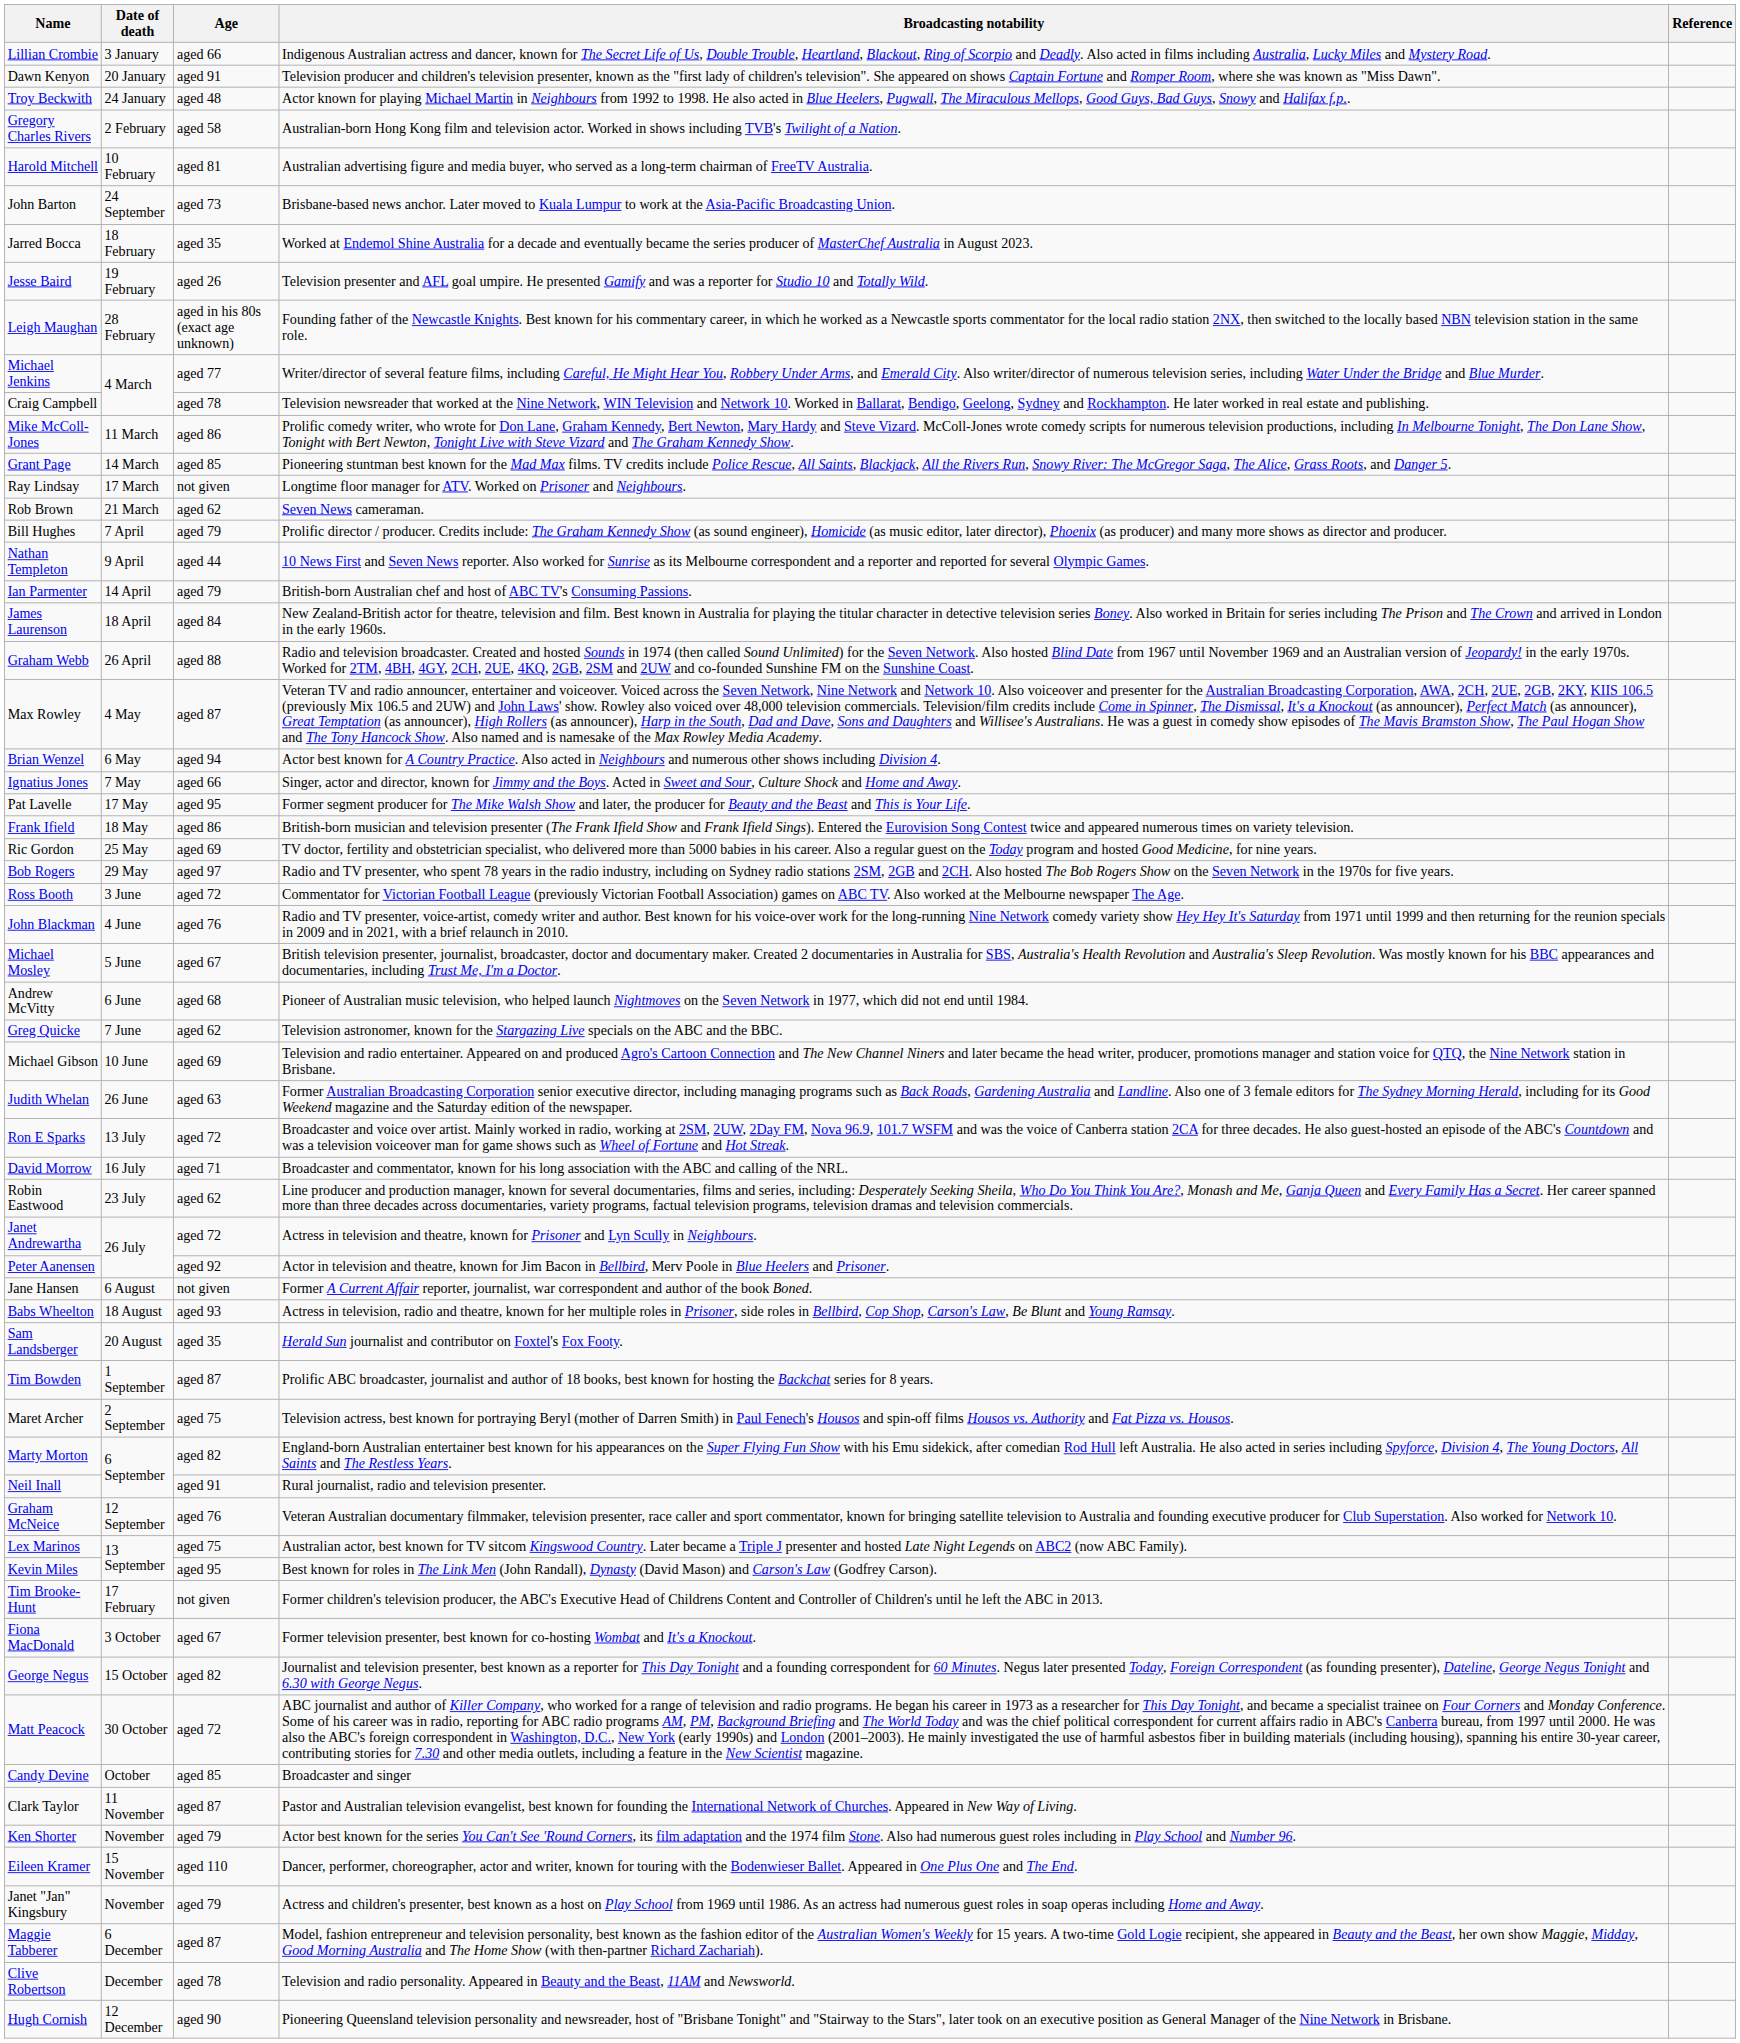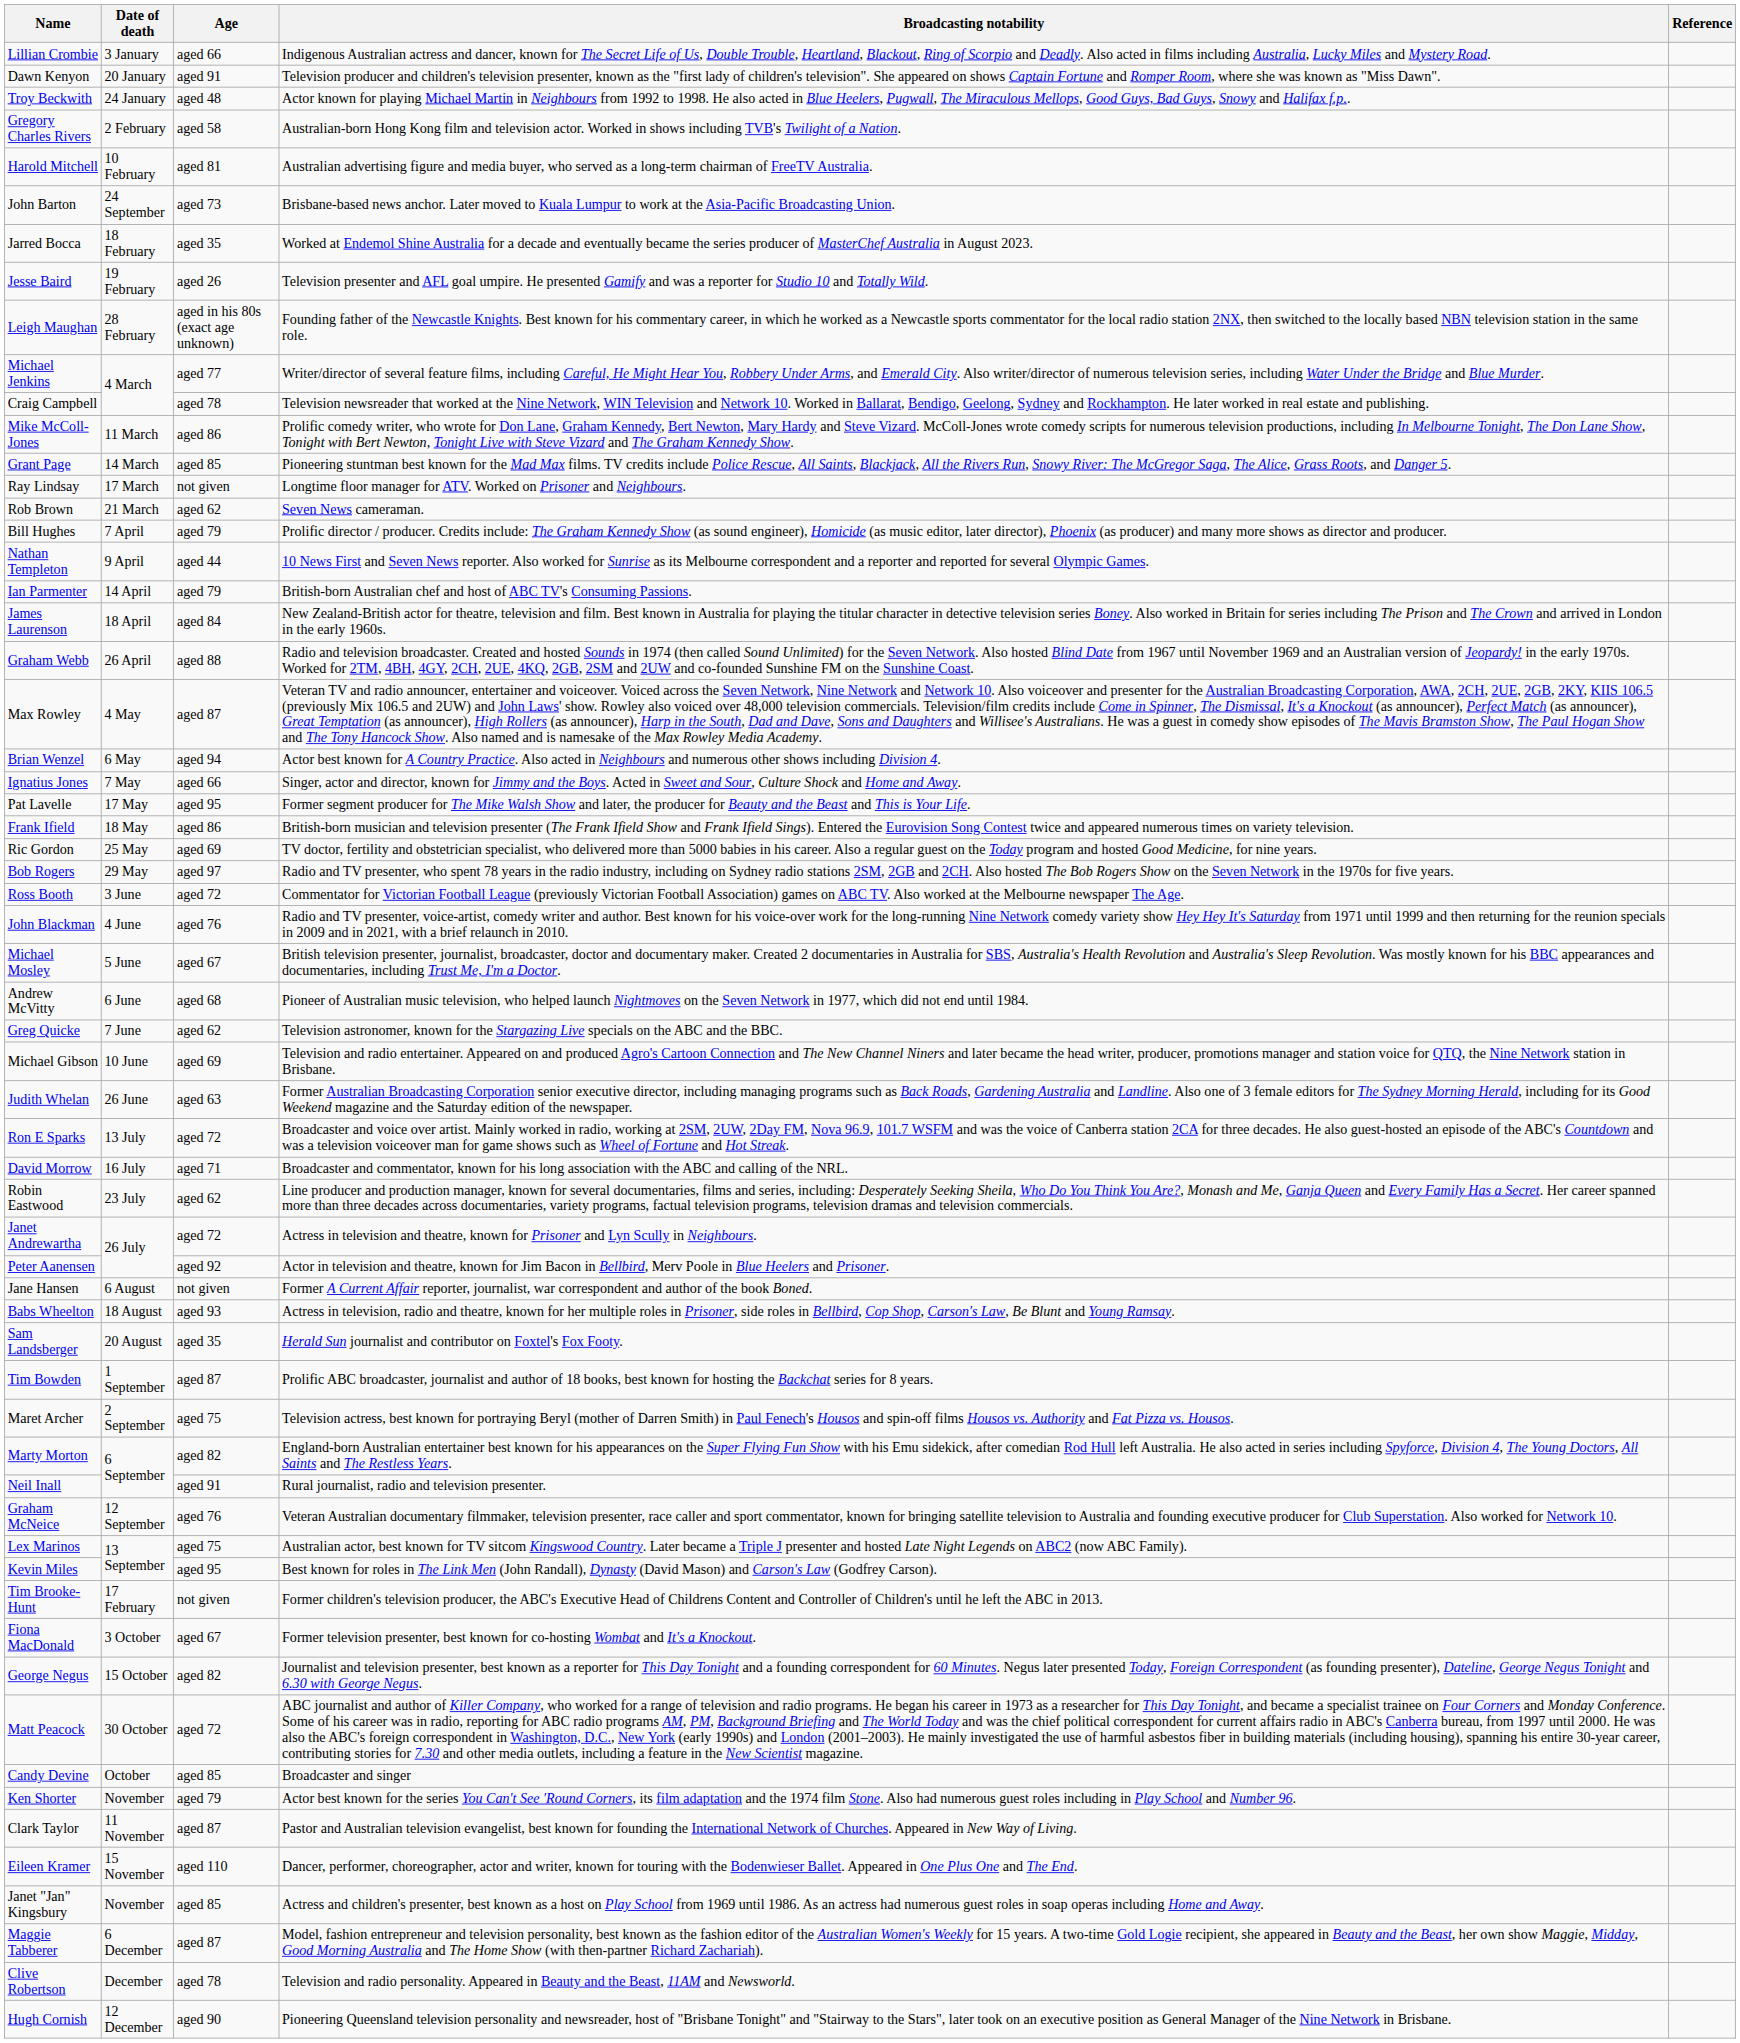rows swapped: (42, 1836) <-> (43, 1806)
(199, 1904) aged 79 -> (199, 1904) aged 85
